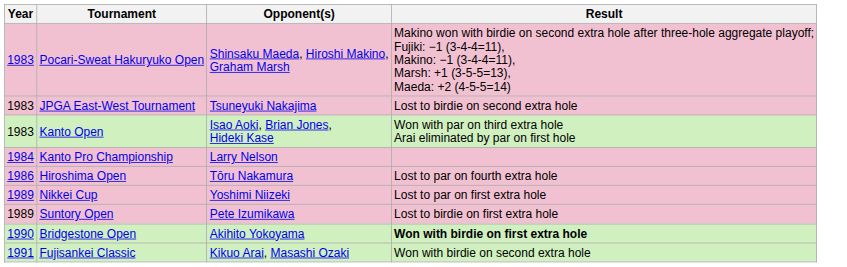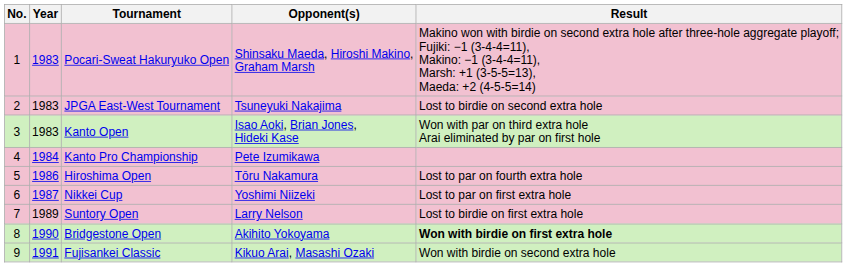+ column: (17, 14)
(244, 157) Larry Nelson -> (277, 157) Pete Izumikawa
(21, 195) 1989 -> (45, 195) 1987
(252, 214) Pete Izumikawa -> (269, 214) Larry Nelson
